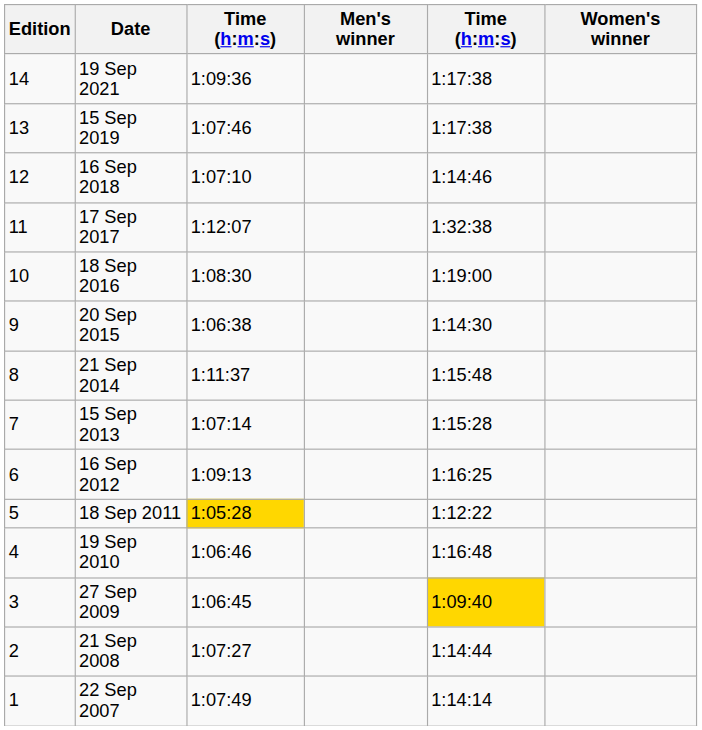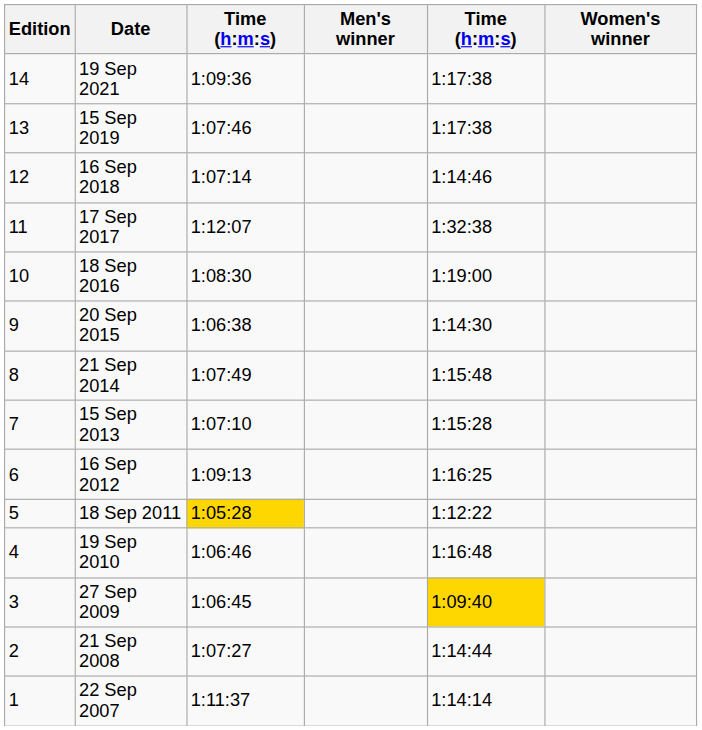(221, 177) 1:07:10 -> (221, 177) 1:07:14
(220, 375) 1:11:37 -> (221, 375) 1:07:49
(221, 424) 1:07:14 -> (221, 424) 1:07:10
(221, 700) 1:07:49 -> (220, 700) 1:11:37
